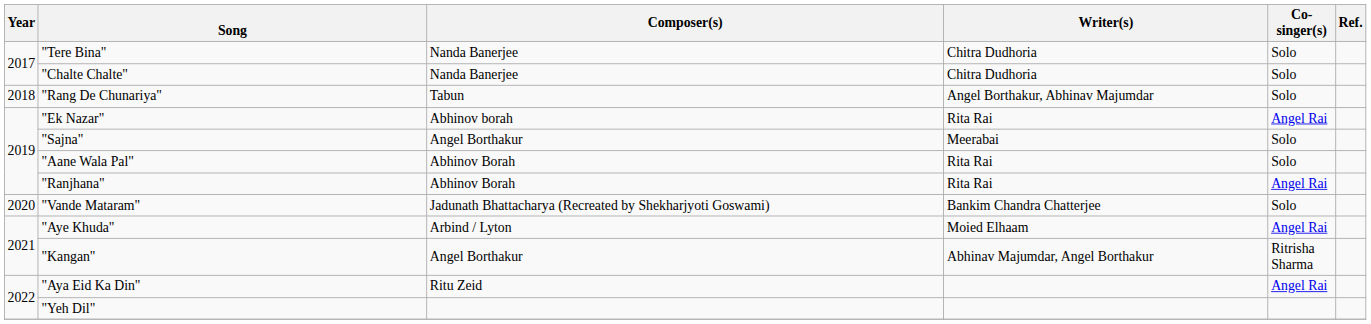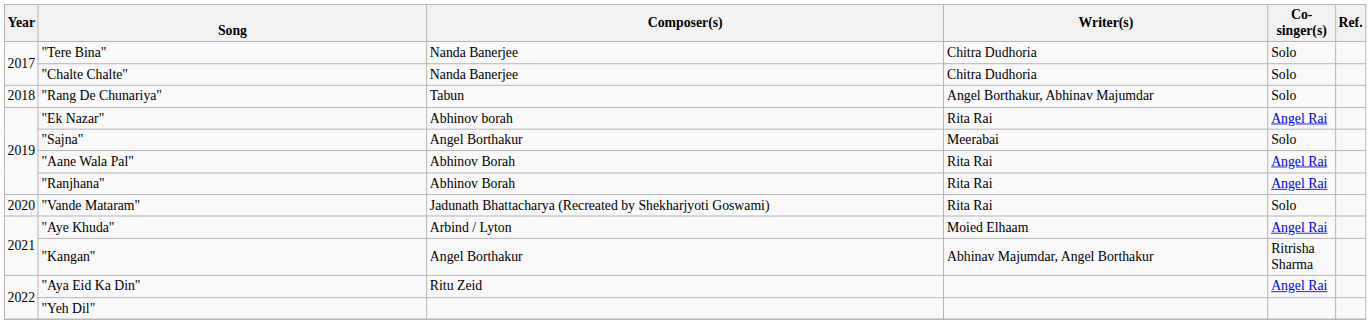(1284, 161) Solo -> (1299, 161) Angel Rai
(1024, 205) Bankim Chandra Chatterjee -> (970, 205) Rita Rai
